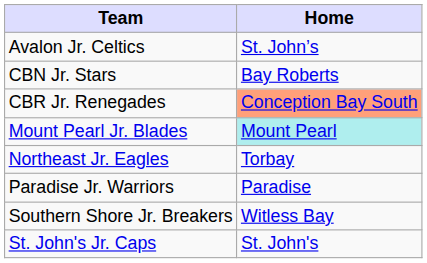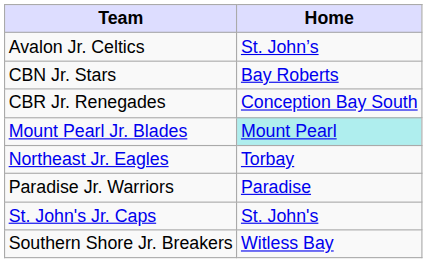(329, 103) lightsalmon background -> (329, 103) no background
rows swapped: (82, 243) <-> (121, 215)
